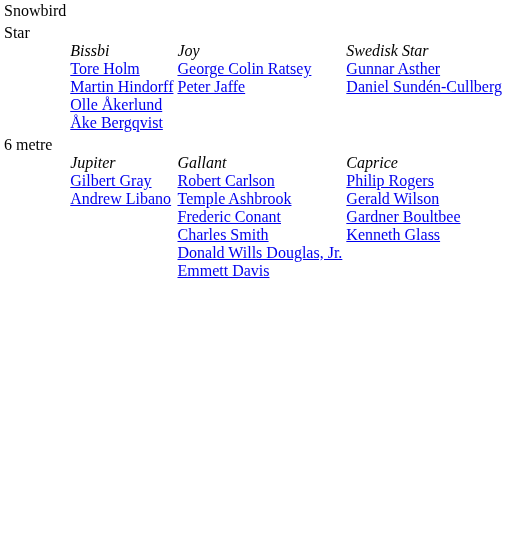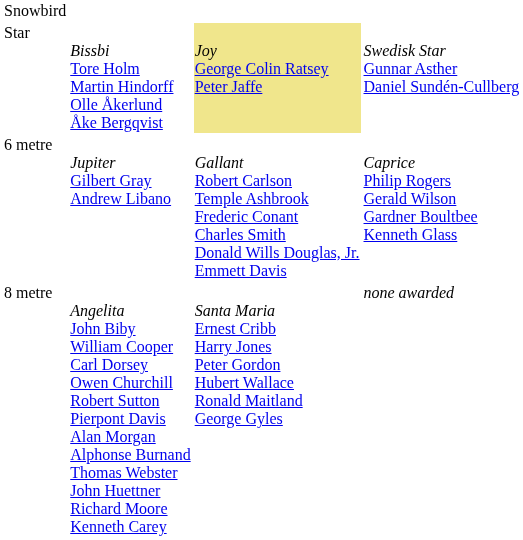(244, 68) no background -> (262, 68) khaki background
+ row: (28, 292)
